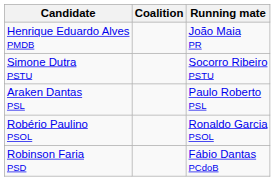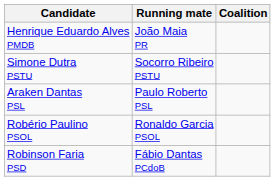columns swapped: (228, 13) <-> (159, 13)
